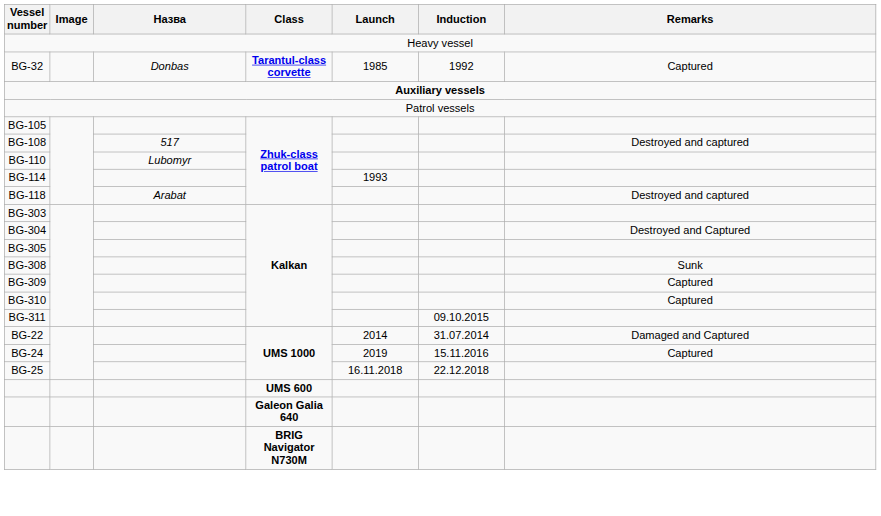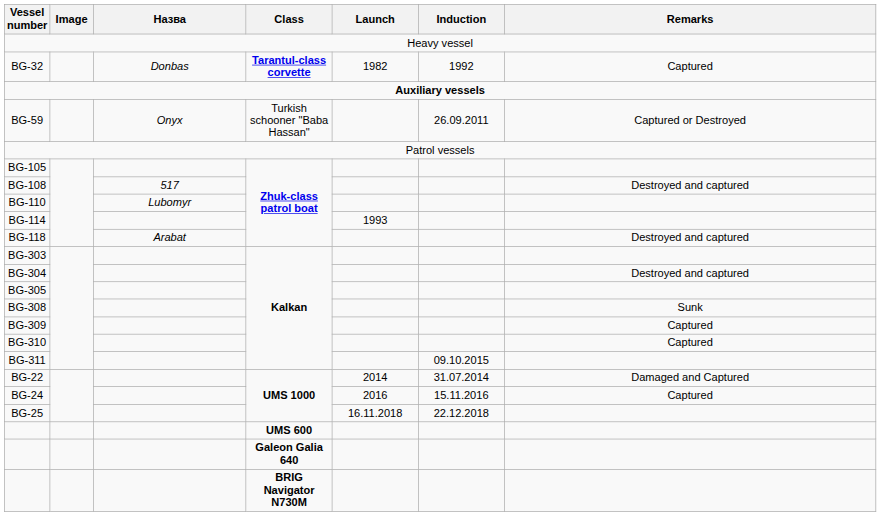(375, 66) 1985 -> (375, 66) 1982
+ row: (27, 120)
(690, 230) Destroyed and Captured -> (690, 273) Destroyed and captured
(375, 353) 2019 -> (375, 395) 2016
